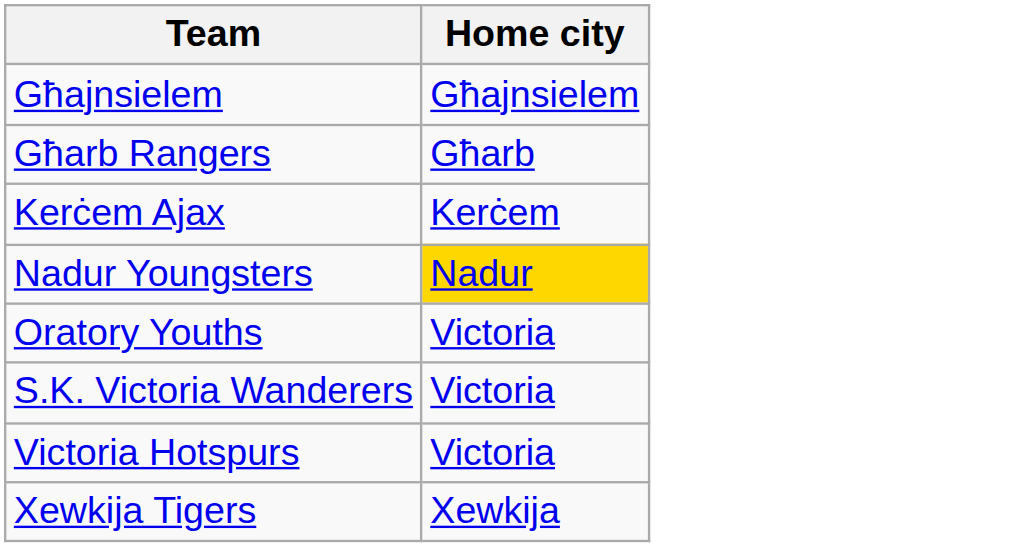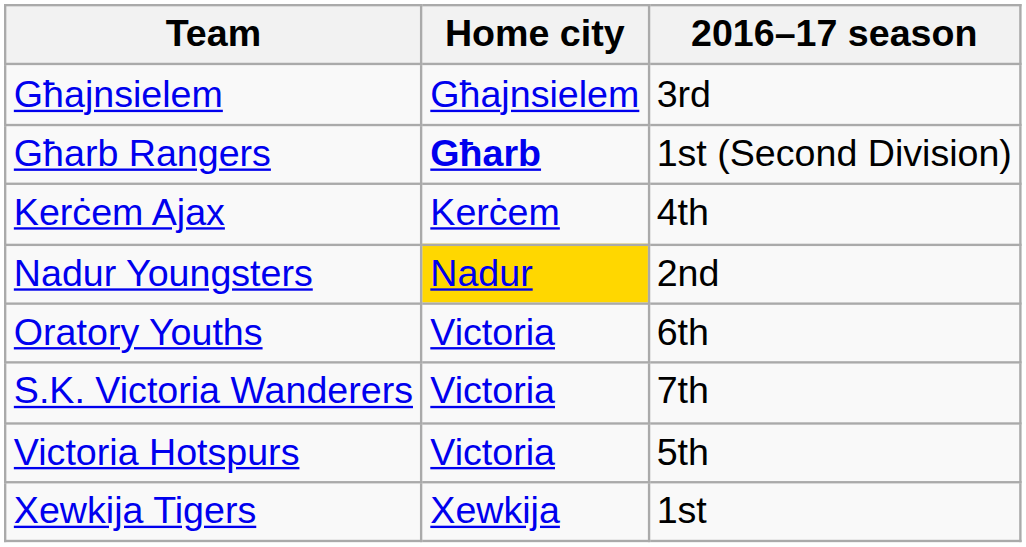+ column: (834, 34)
(483, 153) normal -> (486, 153) bold
